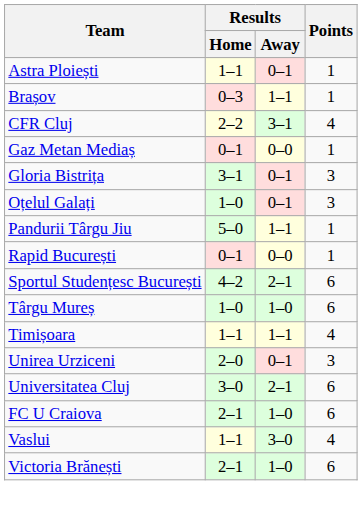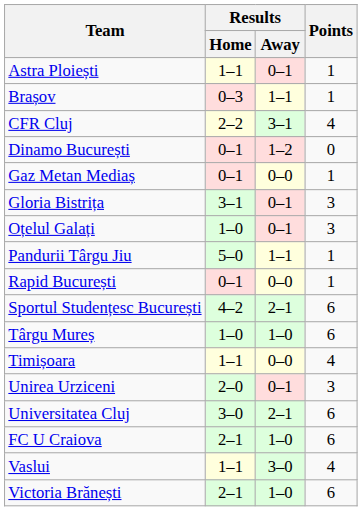+ row: (69, 149)
(280, 334) 1–1 -> (280, 360) 0–0
